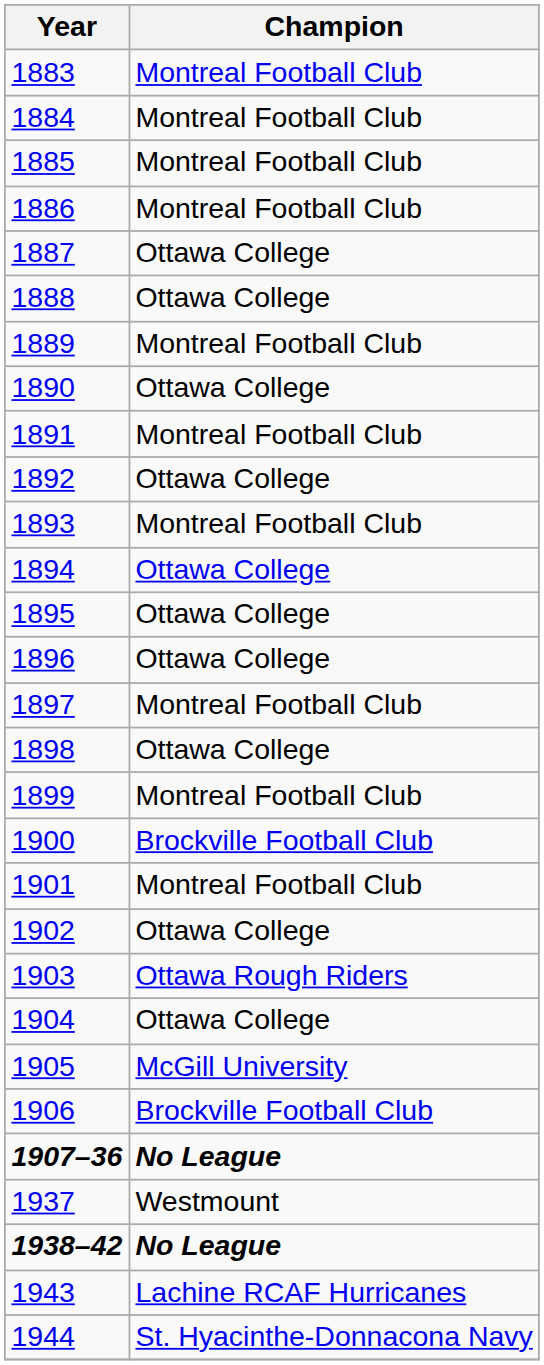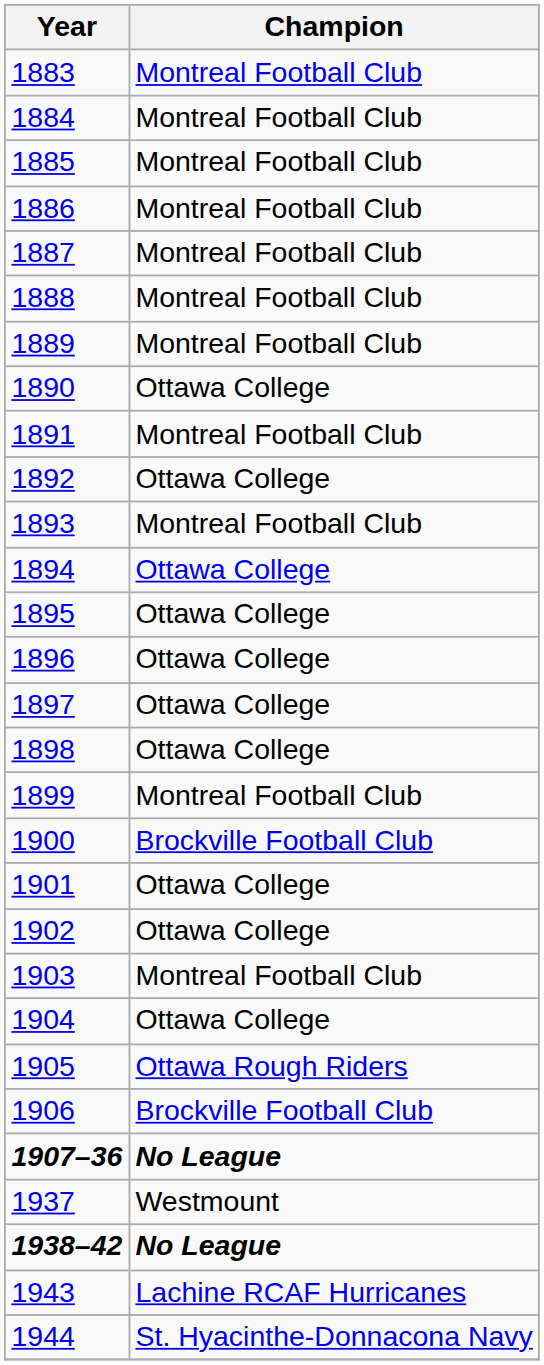(233, 252) Ottawa College -> (279, 252) Montreal Football Club
(233, 298) Ottawa College -> (279, 298) Montreal Football Club
(279, 704) Montreal Football Club -> (233, 704) Ottawa College
(279, 885) Montreal Football Club -> (233, 885) Ottawa College
(272, 975) Ottawa Rough Riders -> (279, 975) Montreal Football Club
(241, 1065) McGill University -> (272, 1065) Ottawa Rough Riders
